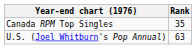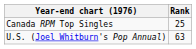(180, 24) 35 -> (180, 24) 25
